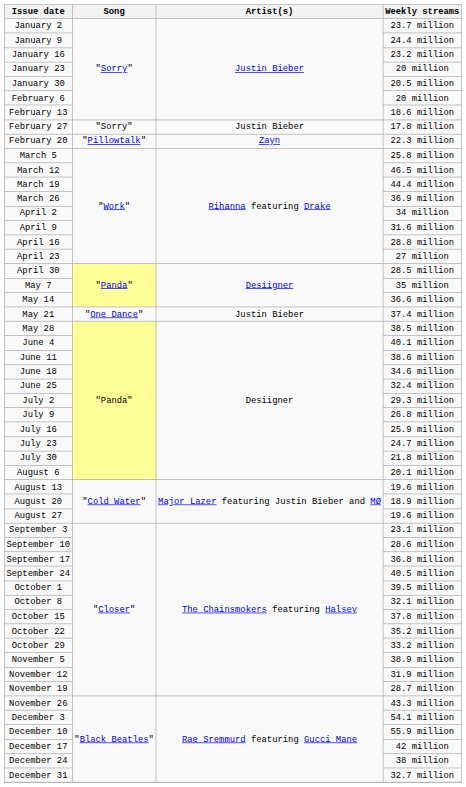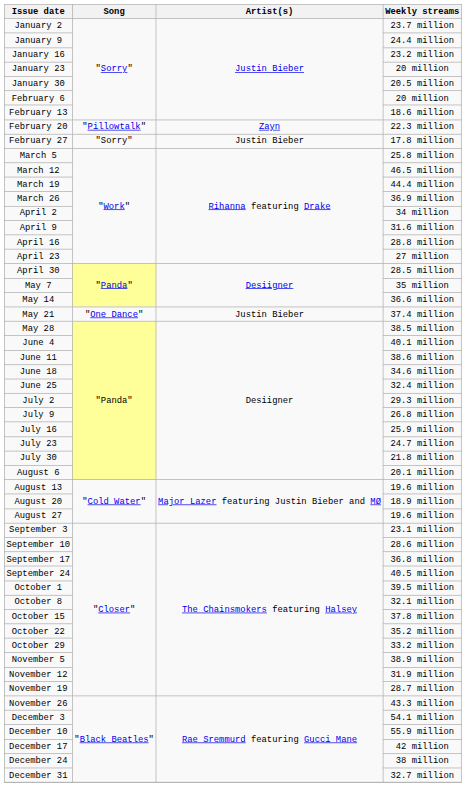rows swapped: (38, 141) <-> (38, 127)
